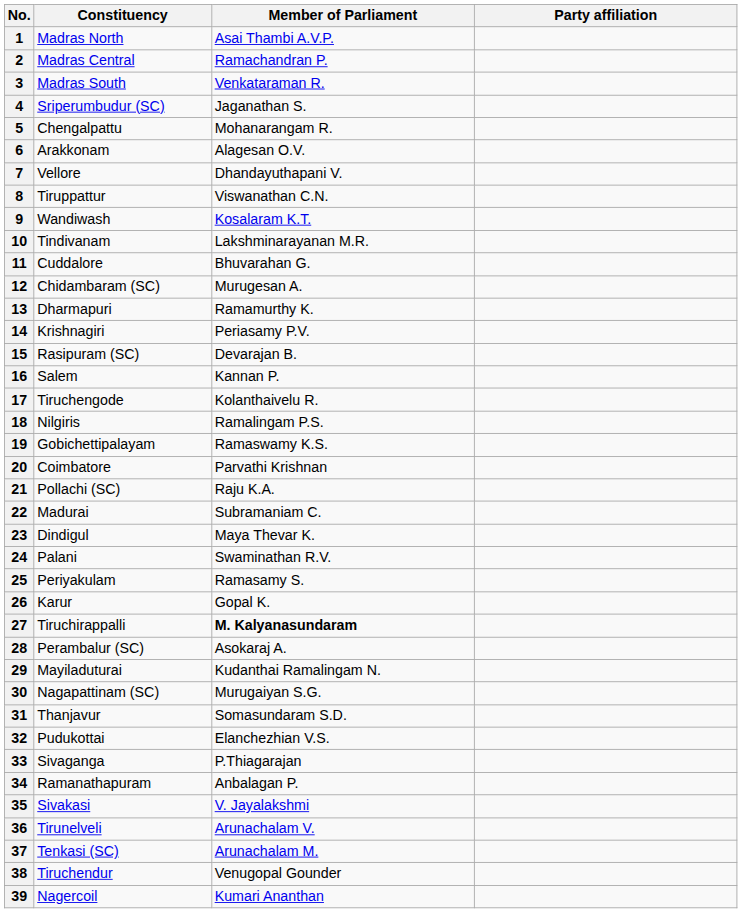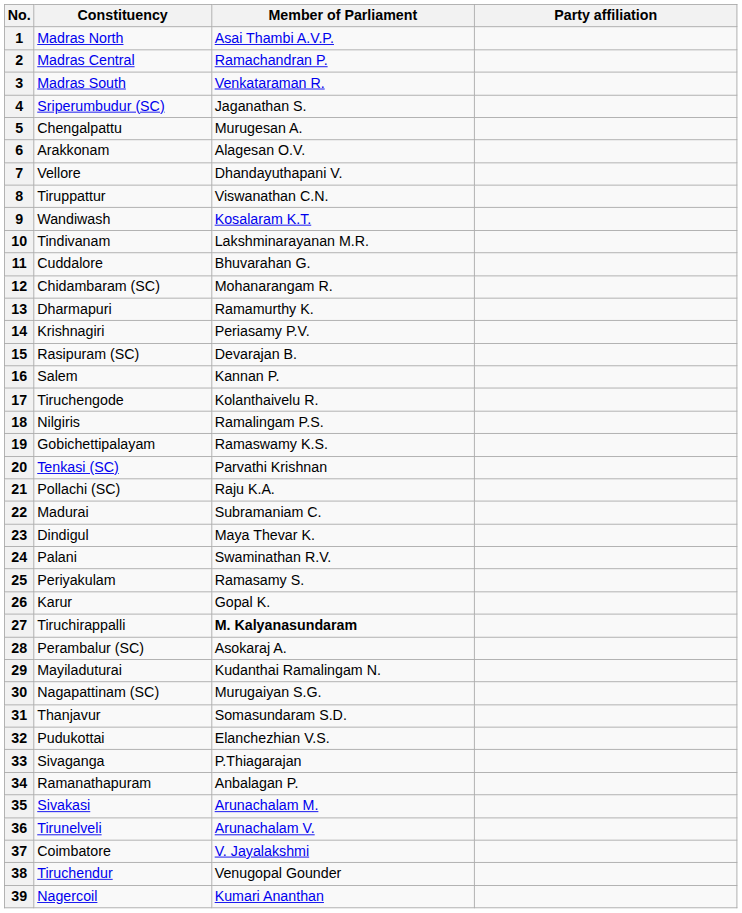(274, 128) Mohanarangam R. -> (259, 128) Murugesan A.
(259, 286) Murugesan A. -> (274, 286) Mohanarangam R.
(74, 467) Coimbatore -> (78, 467) Tenkasi (SC)
(262, 806) V. Jayalakshmi -> (267, 806) Arunachalam M.
(78, 851) Tenkasi (SC) -> (74, 851) Coimbatore
(267, 851) Arunachalam M. -> (262, 851) V. Jayalakshmi
